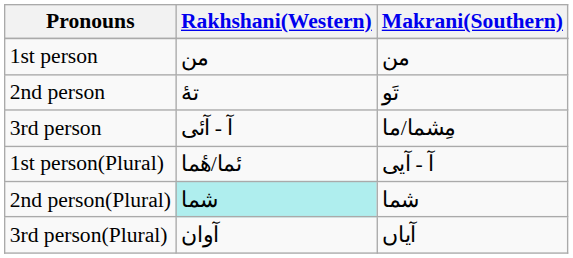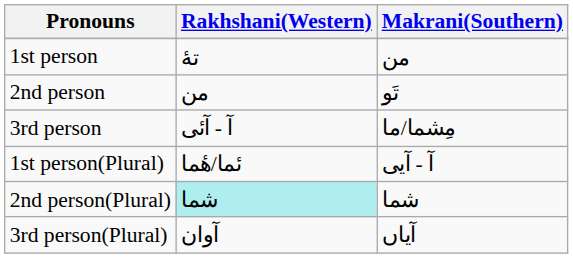(195, 57) من -> (190, 57) تهٔ
(190, 92) تهٔ -> (195, 92) من
